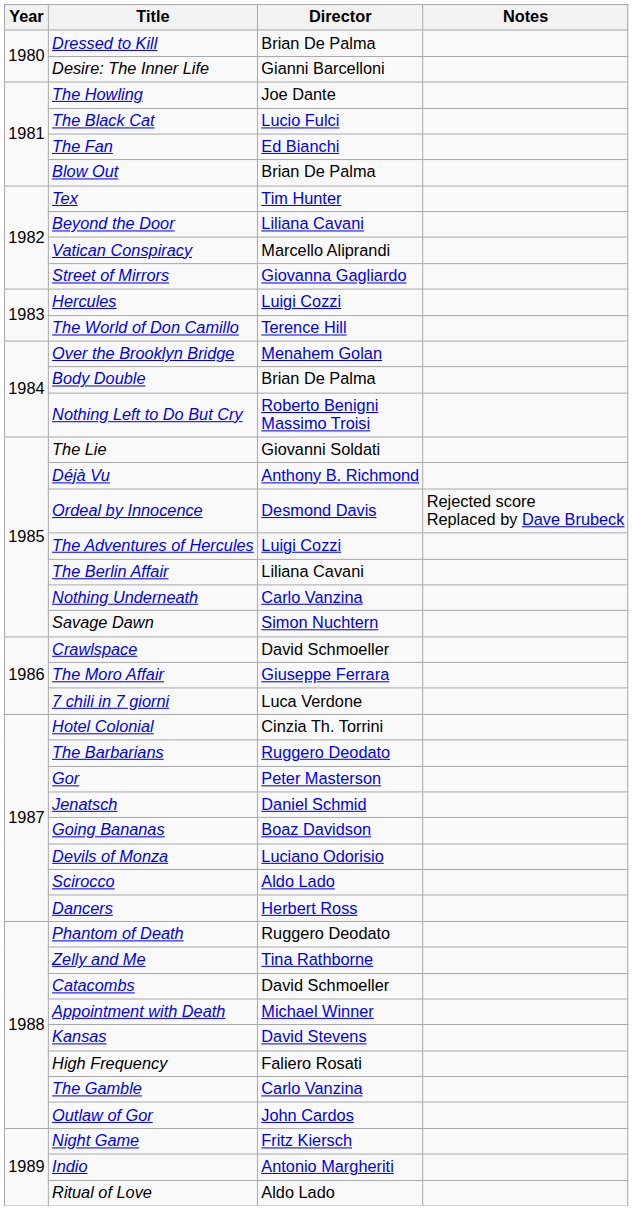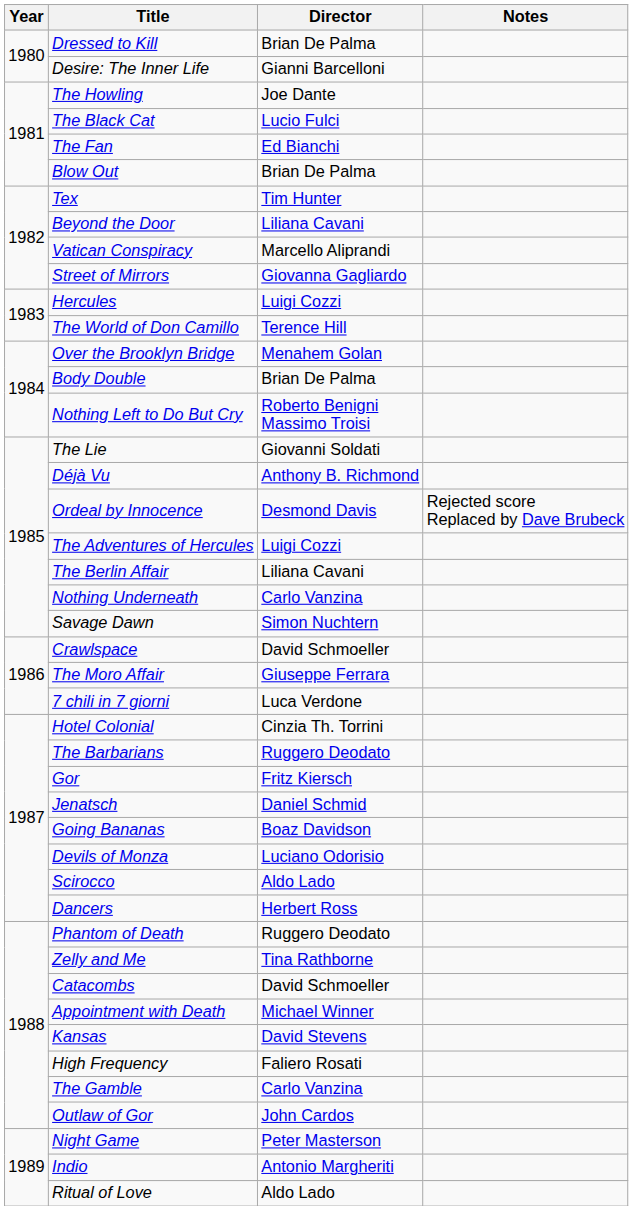(321, 778) Peter Masterson -> (307, 778) Fritz Kiersch
(307, 1141) Fritz Kiersch -> (321, 1141) Peter Masterson
